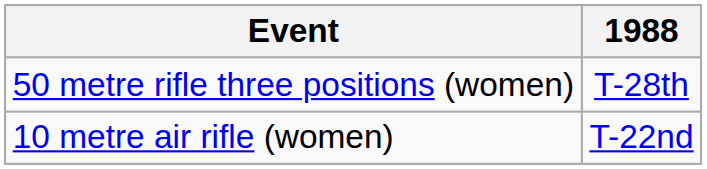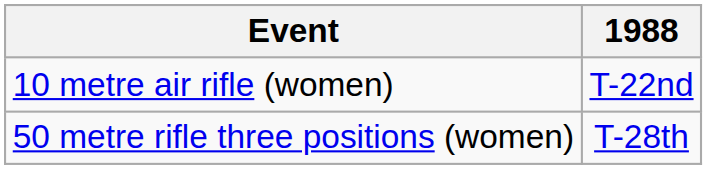rows swapped: (203, 137) <-> (293, 84)
